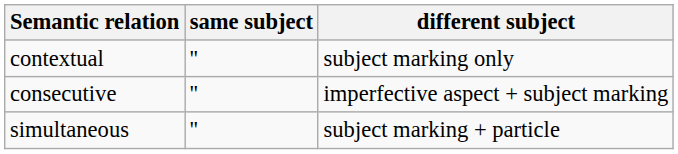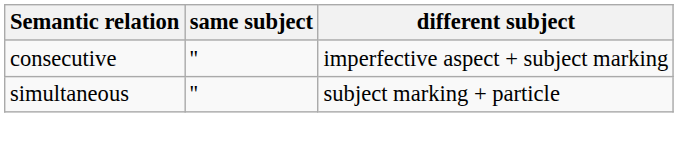- row: (57, 58)
